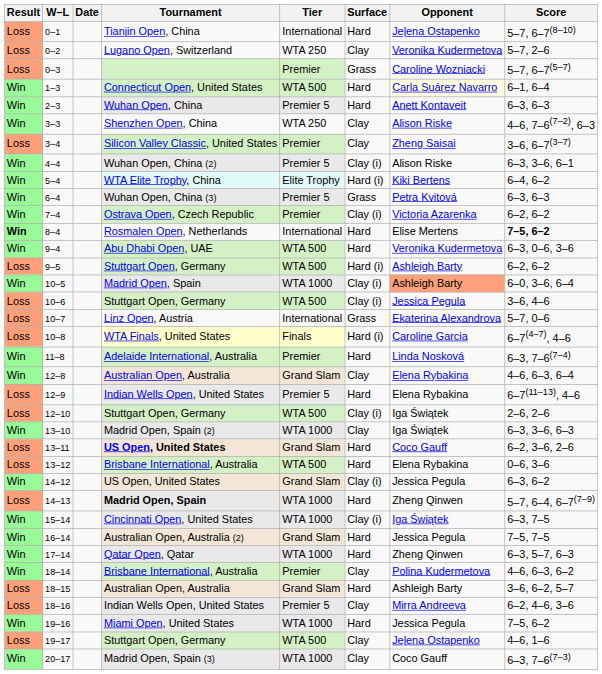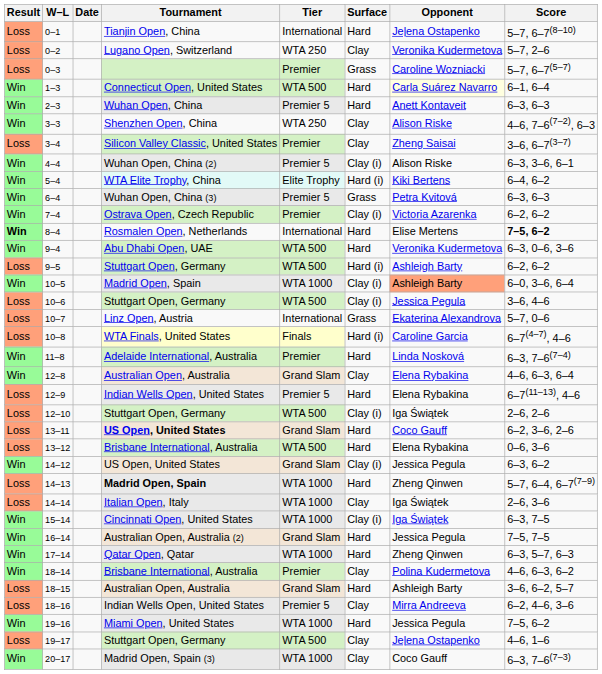- row: (58, 431)
+ row: (58, 503)
